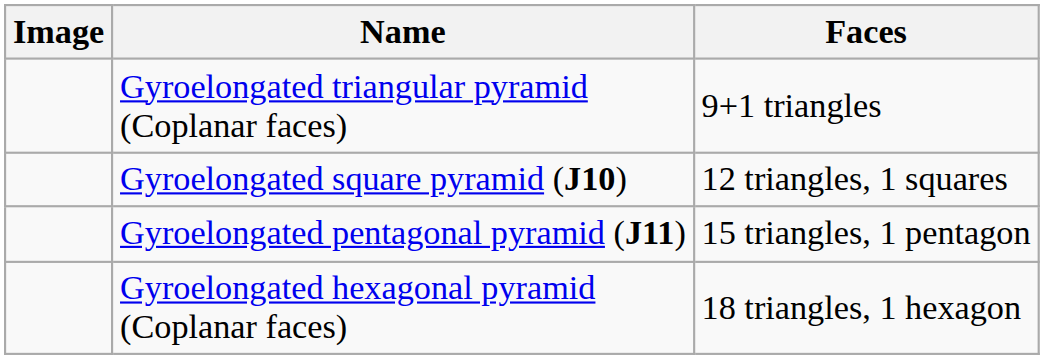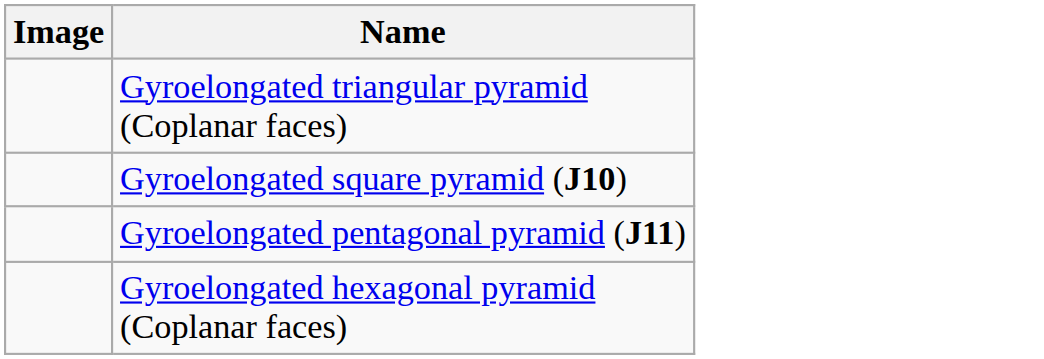- column: (866, 31)
